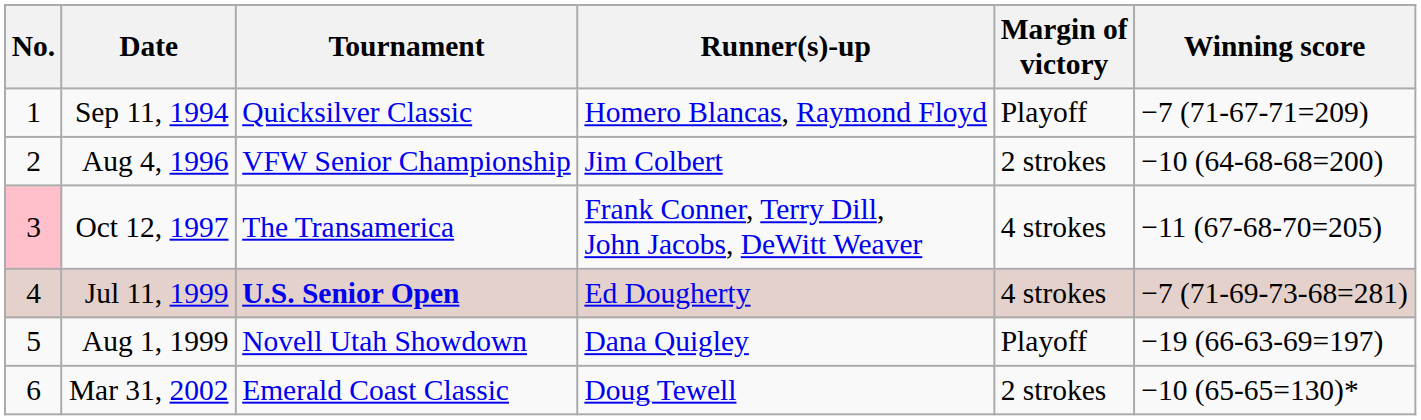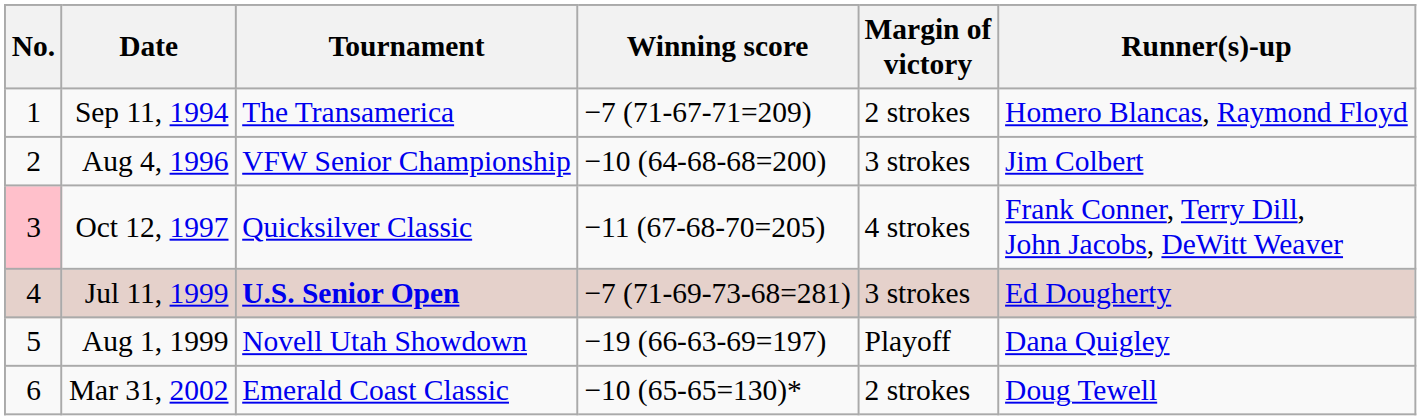columns swapped: (1275, 46) <-> (786, 46)
(357, 112) Quicksilver Classic -> (348, 112) The Transamerica
(1044, 112) Playoff -> (917, 112) 2 strokes
(1054, 161) 2 strokes -> (917, 161) 3 strokes
(348, 227) The Transamerica -> (357, 227) Quicksilver Classic
(1054, 293) 4 strokes -> (917, 293) 3 strokes
